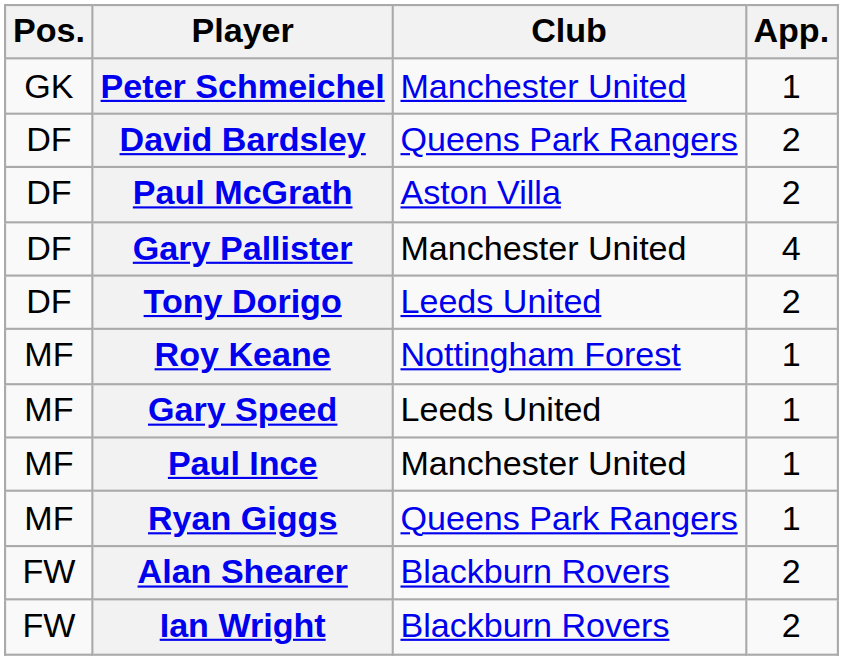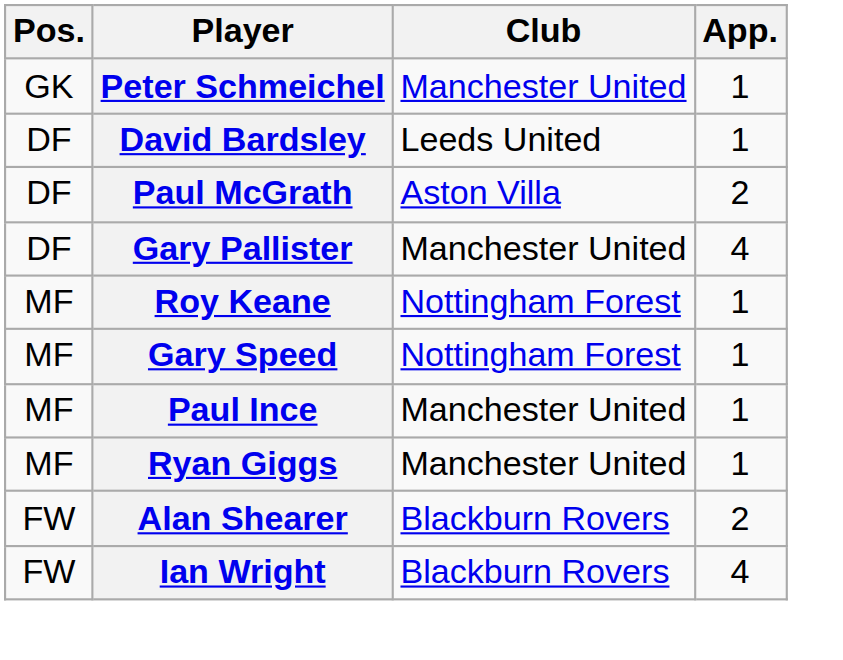(569, 139) Queens Park Rangers -> (501, 139) Leeds United
(791, 139) 2 -> (740, 139) 1
- row: (243, 301)
(501, 409) Leeds United -> (541, 355) Nottingham Forest
(569, 517) Queens Park Rangers -> (544, 463) Manchester United
(791, 626) 2 -> (740, 572) 4
